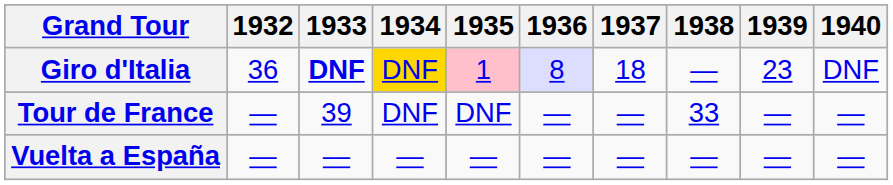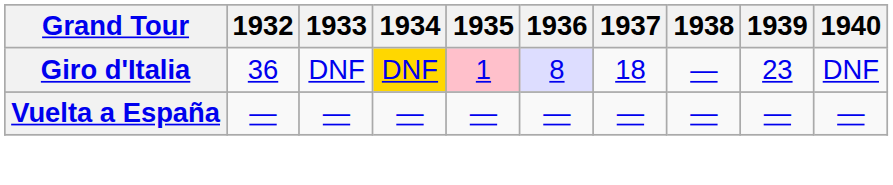(337, 69) bold -> (337, 69) normal
- row: (116, 112)
